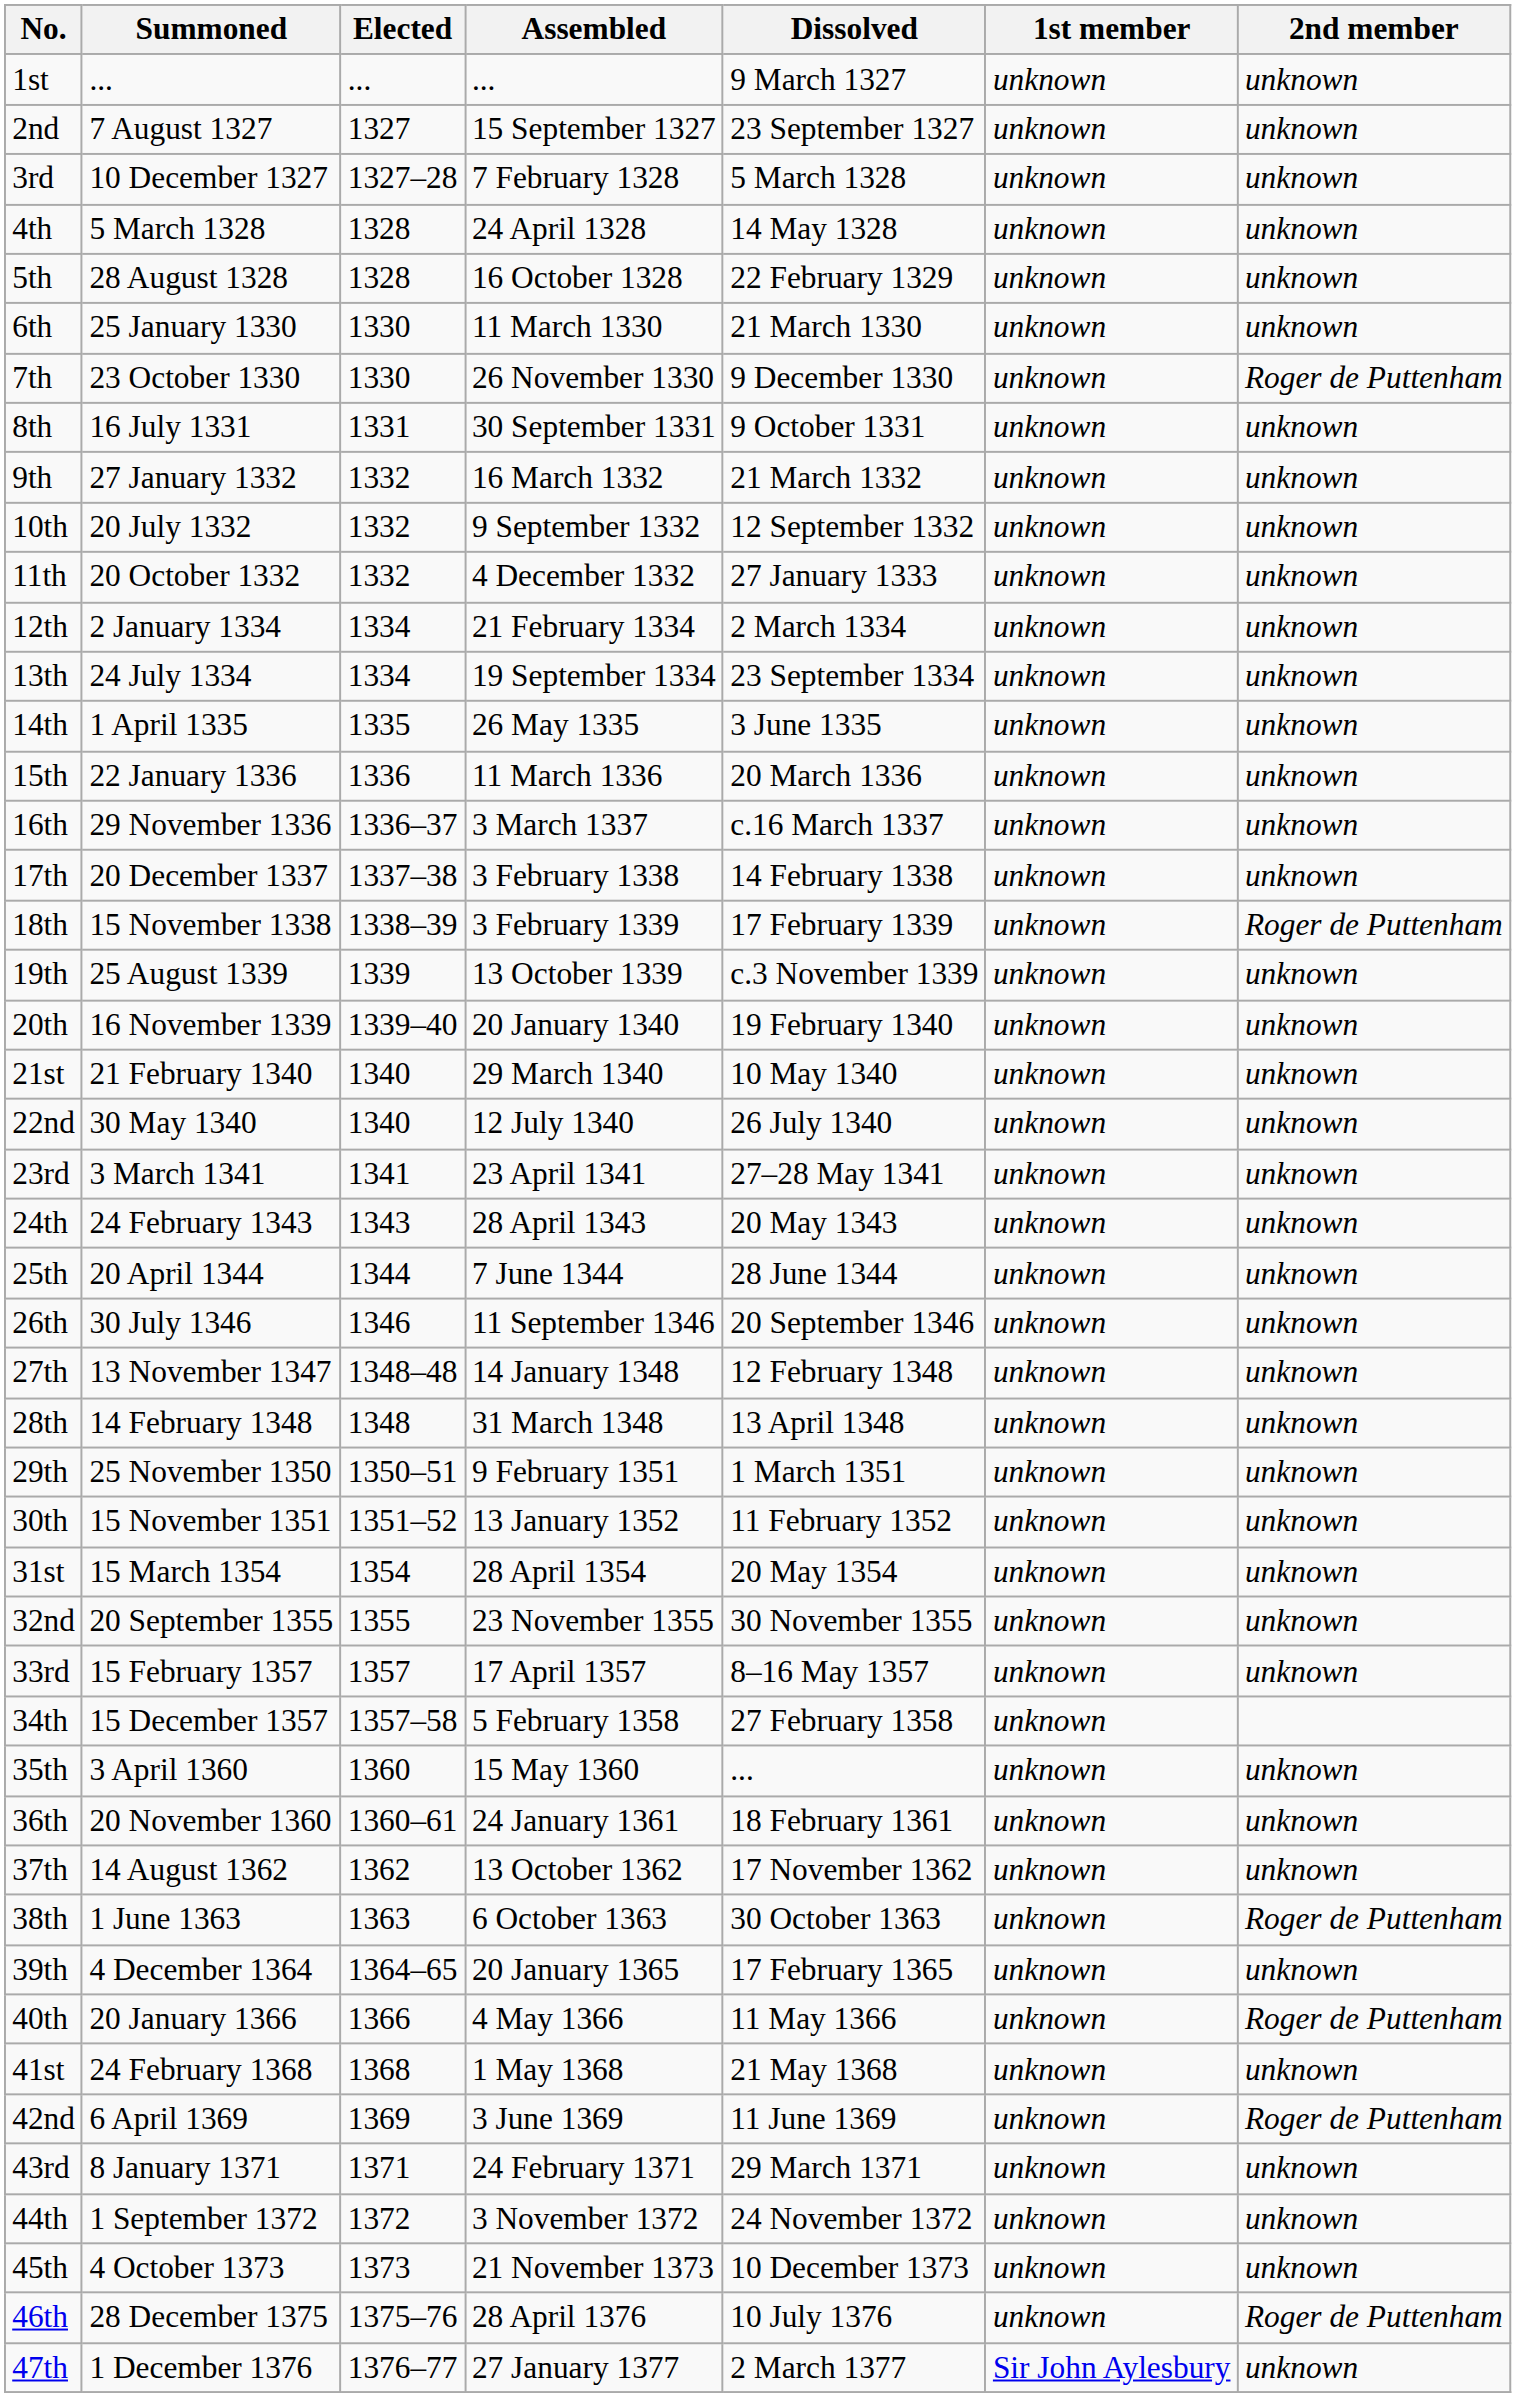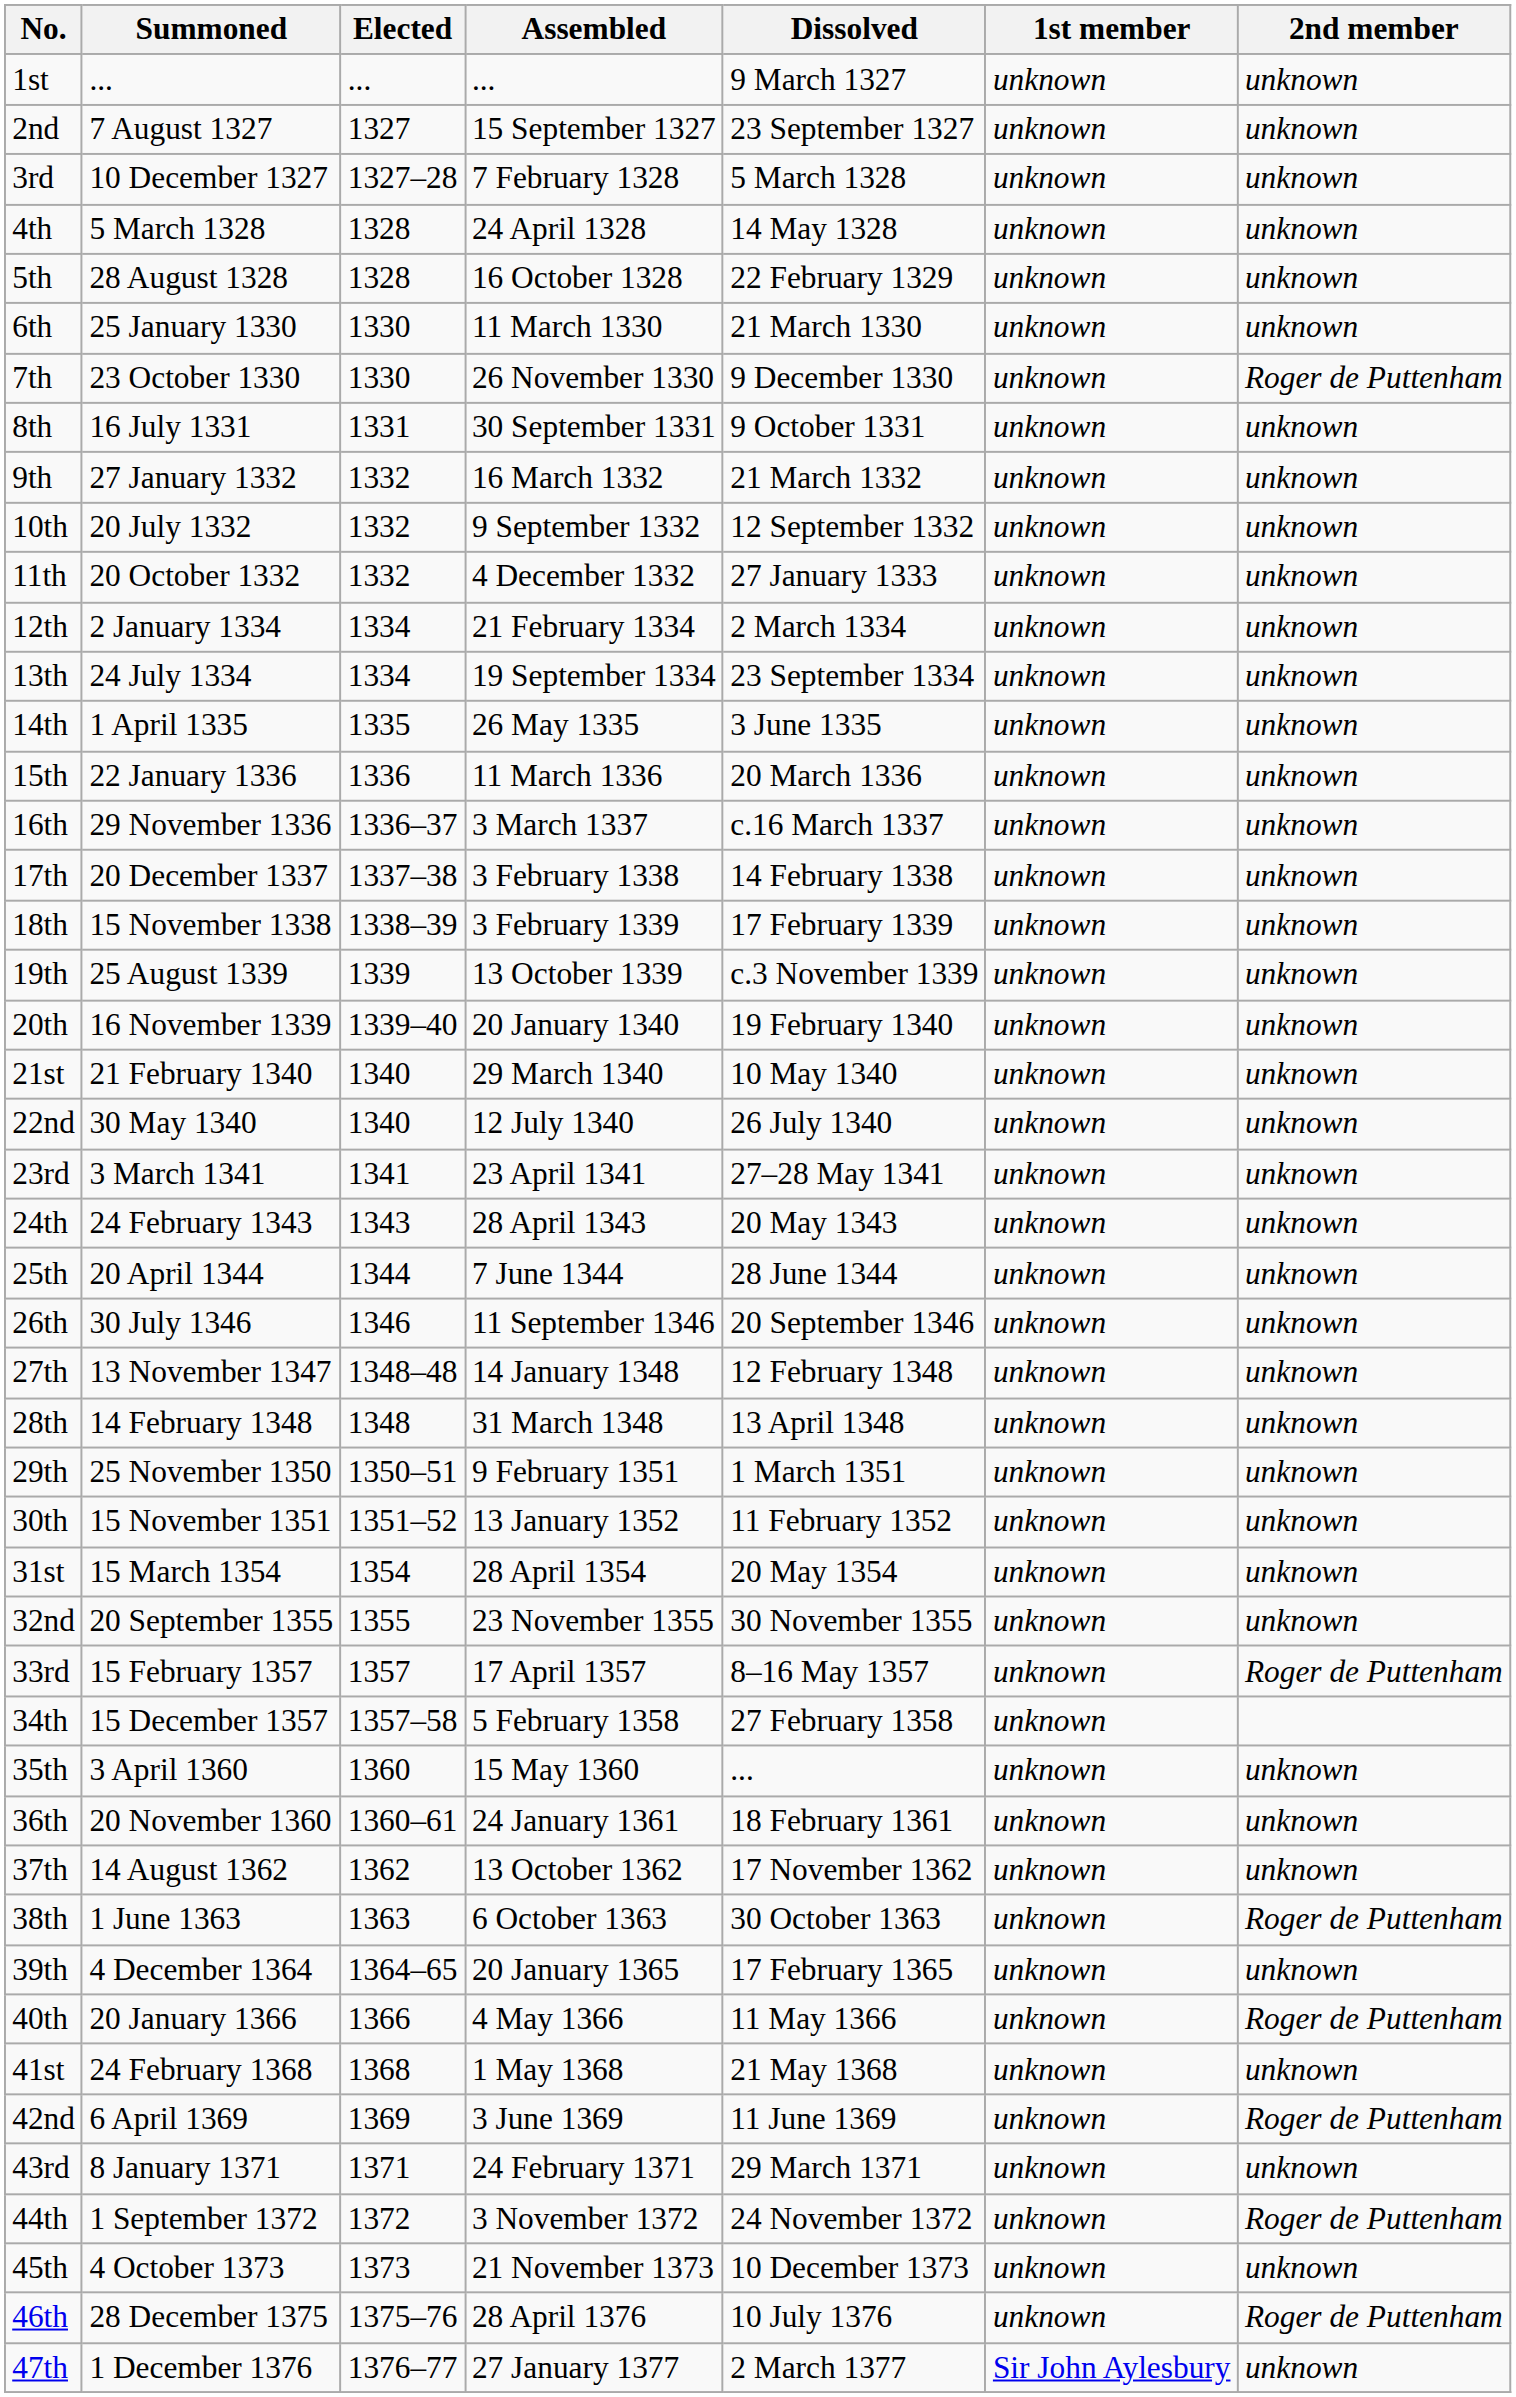(1374, 924) Roger de Puttenham -> (1302, 924) unknown
(1302, 1670) unknown -> (1374, 1670) Roger de Puttenham
(1302, 2217) unknown -> (1374, 2217) Roger de Puttenham
